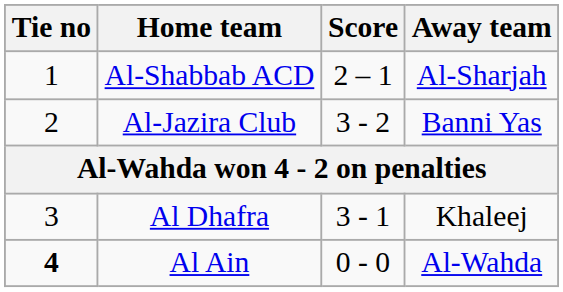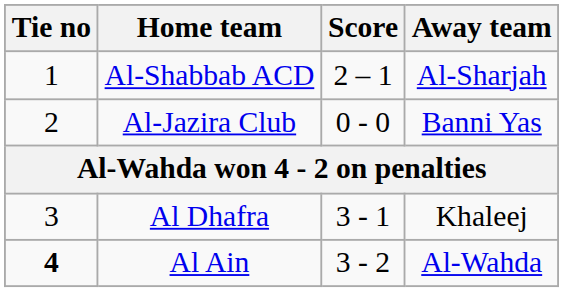(363, 121) 3 - 2 -> (363, 121) 0 - 0
(363, 262) 0 - 0 -> (363, 262) 3 - 2
